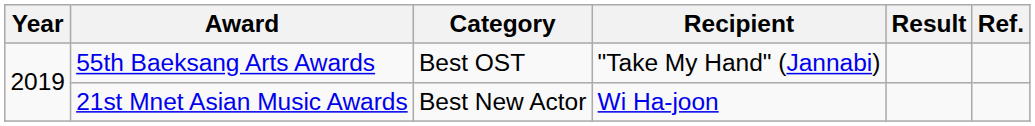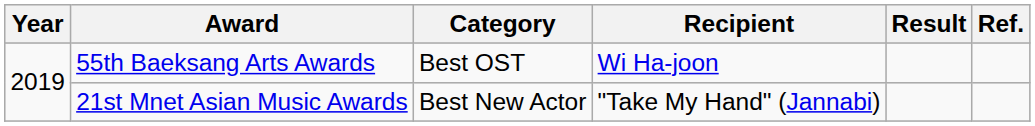(739, 62) "Take My Hand" (Jannabi) -> (658, 62) Wi Ha-joon
(658, 101) Wi Ha-joon -> (739, 101) "Take My Hand" (Jannabi)
